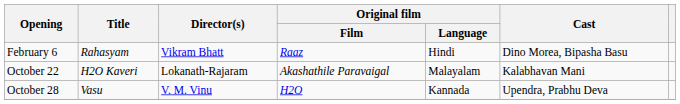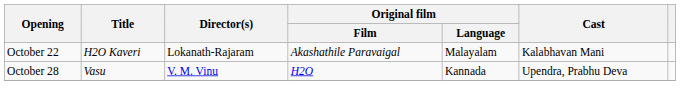- row: (32, 52)
